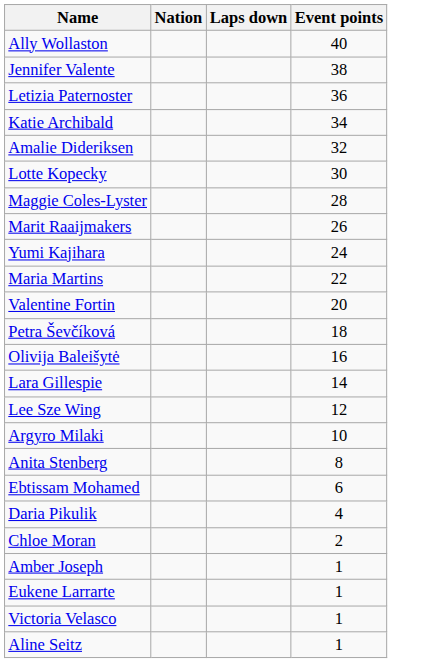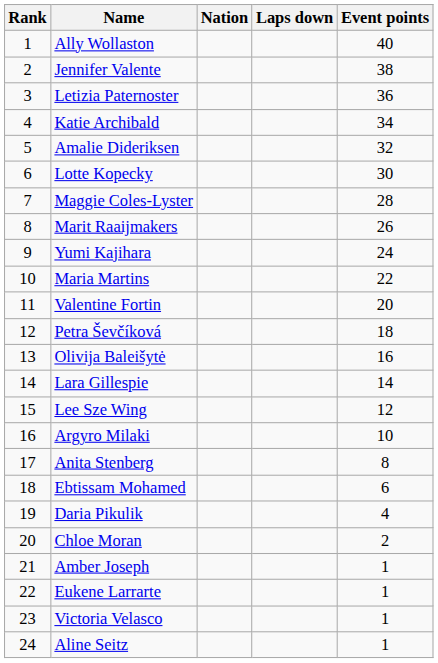+ column: (28, 17)
